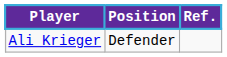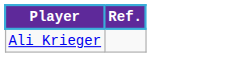- column: (142, 17)
